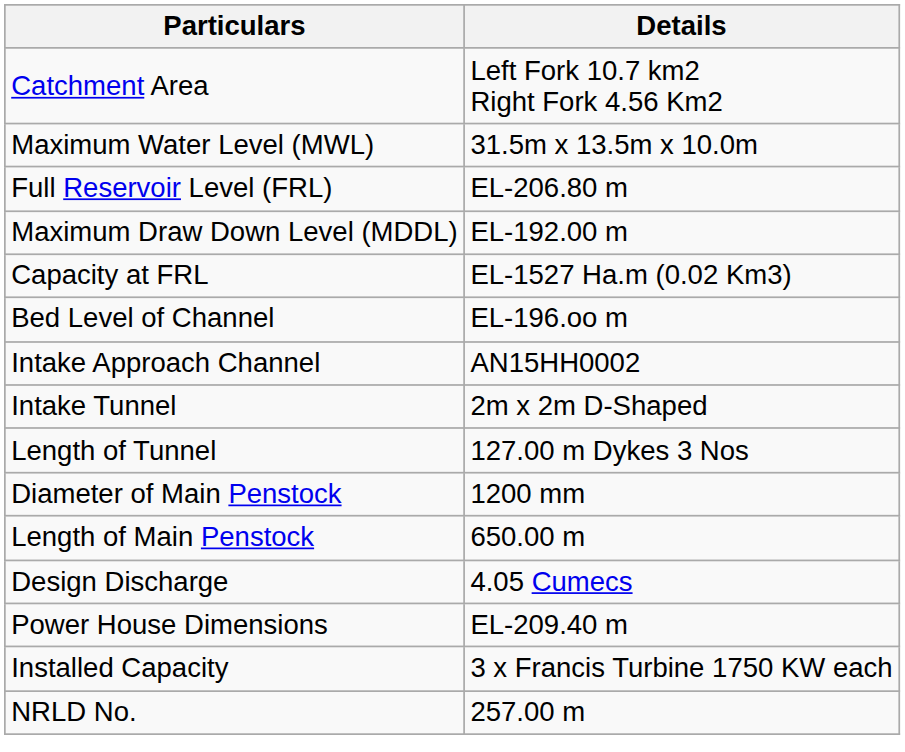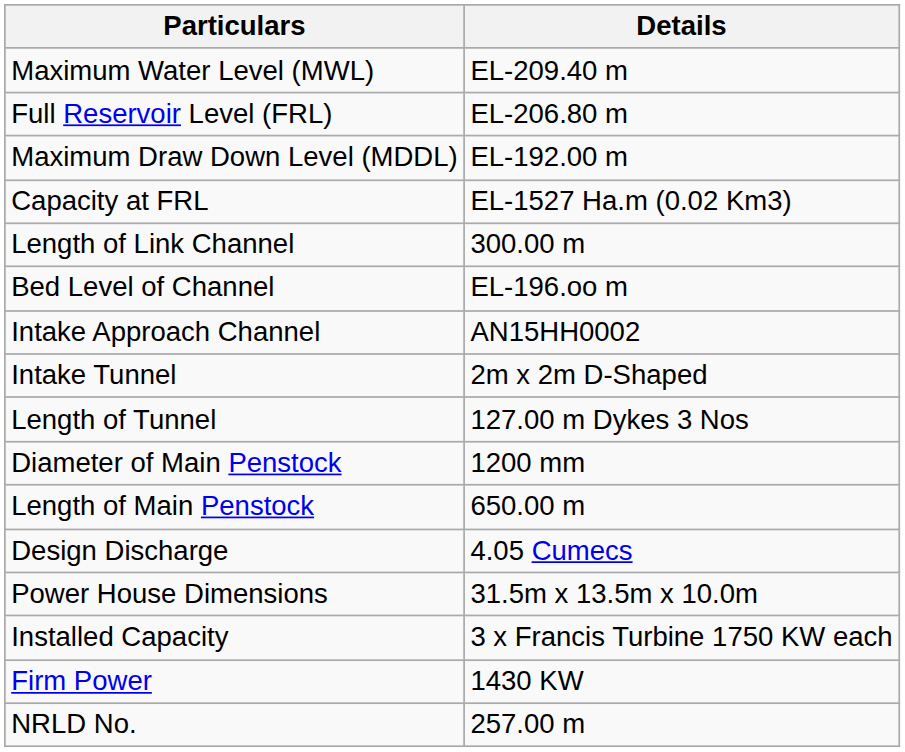- row: (110, 85)
(614, 144) 31.5m x 13.5m x 10.0m -> (549, 69) EL-209.40 m
+ row: (153, 244)
(549, 624) EL-209.40 m -> (614, 593) 31.5m x 13.5m x 10.0m
+ row: (82, 680)
